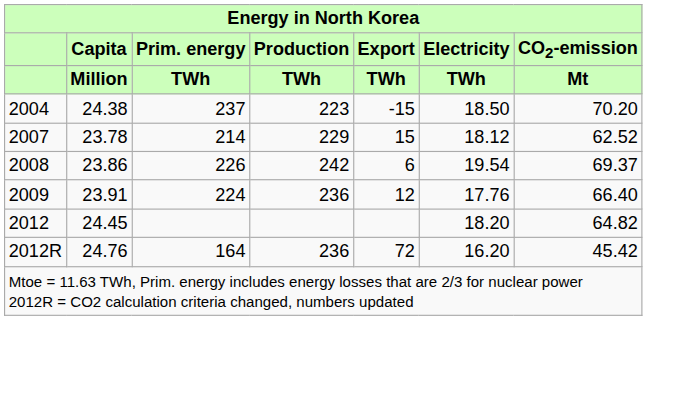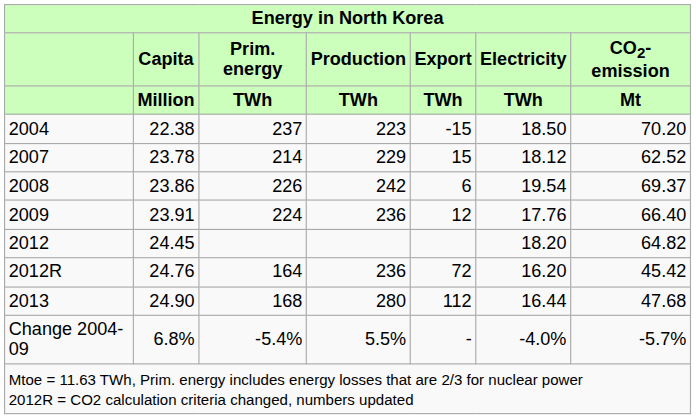(105, 108) 24.38 -> (172, 128) 22.38
+ row: (29, 300)
+ row: (66, 339)
